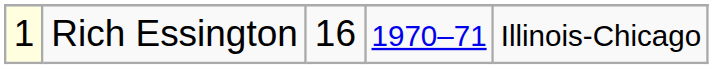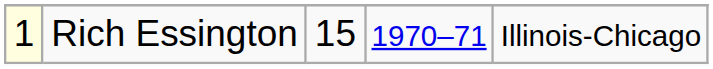(335, 33) 16 -> (335, 33) 15
